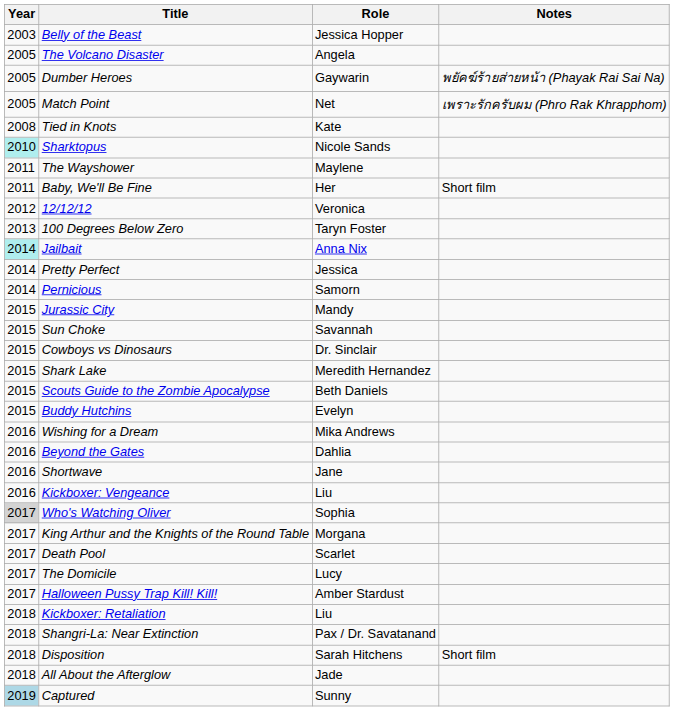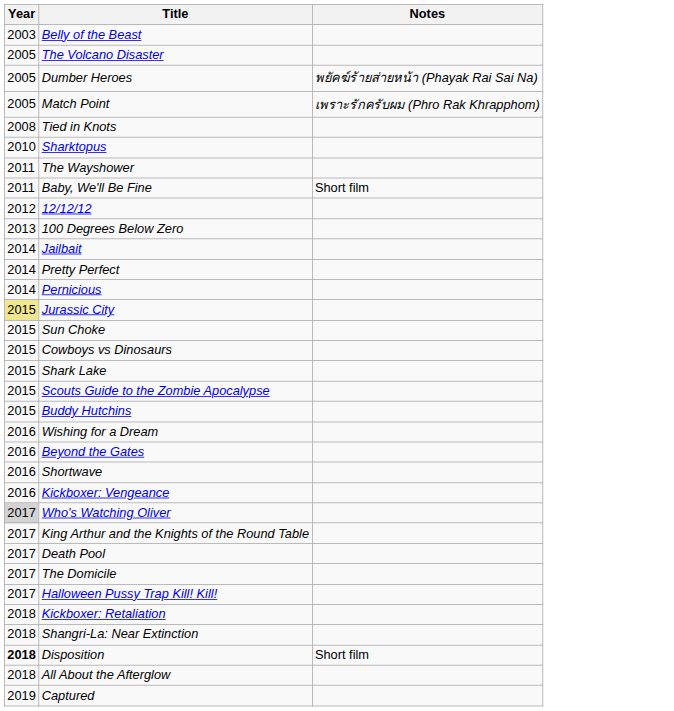- column: (375, 14)
(22, 147) paleturquoise background -> (22, 147) no background
(22, 249) paleturquoise background -> (22, 249) no background
(22, 310) no background -> (22, 310) khaki background
(22, 655) normal -> (22, 655) bold
(22, 695) lightblue background -> (22, 695) no background
